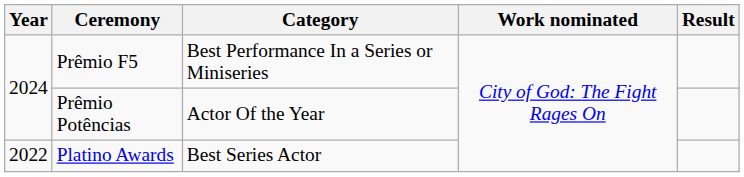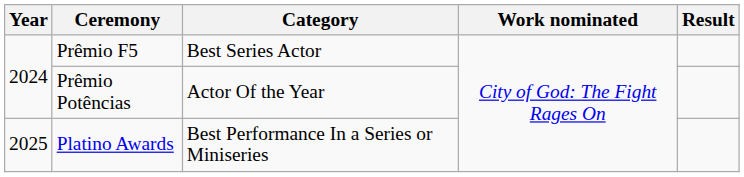(310, 61) Best Performance In a Series or Miniseries -> (254, 50) Best Series Actor
(28, 155) 2022 -> (28, 144) 2025
(254, 155) Best Series Actor -> (310, 144) Best Performance In a Series or Miniseries
